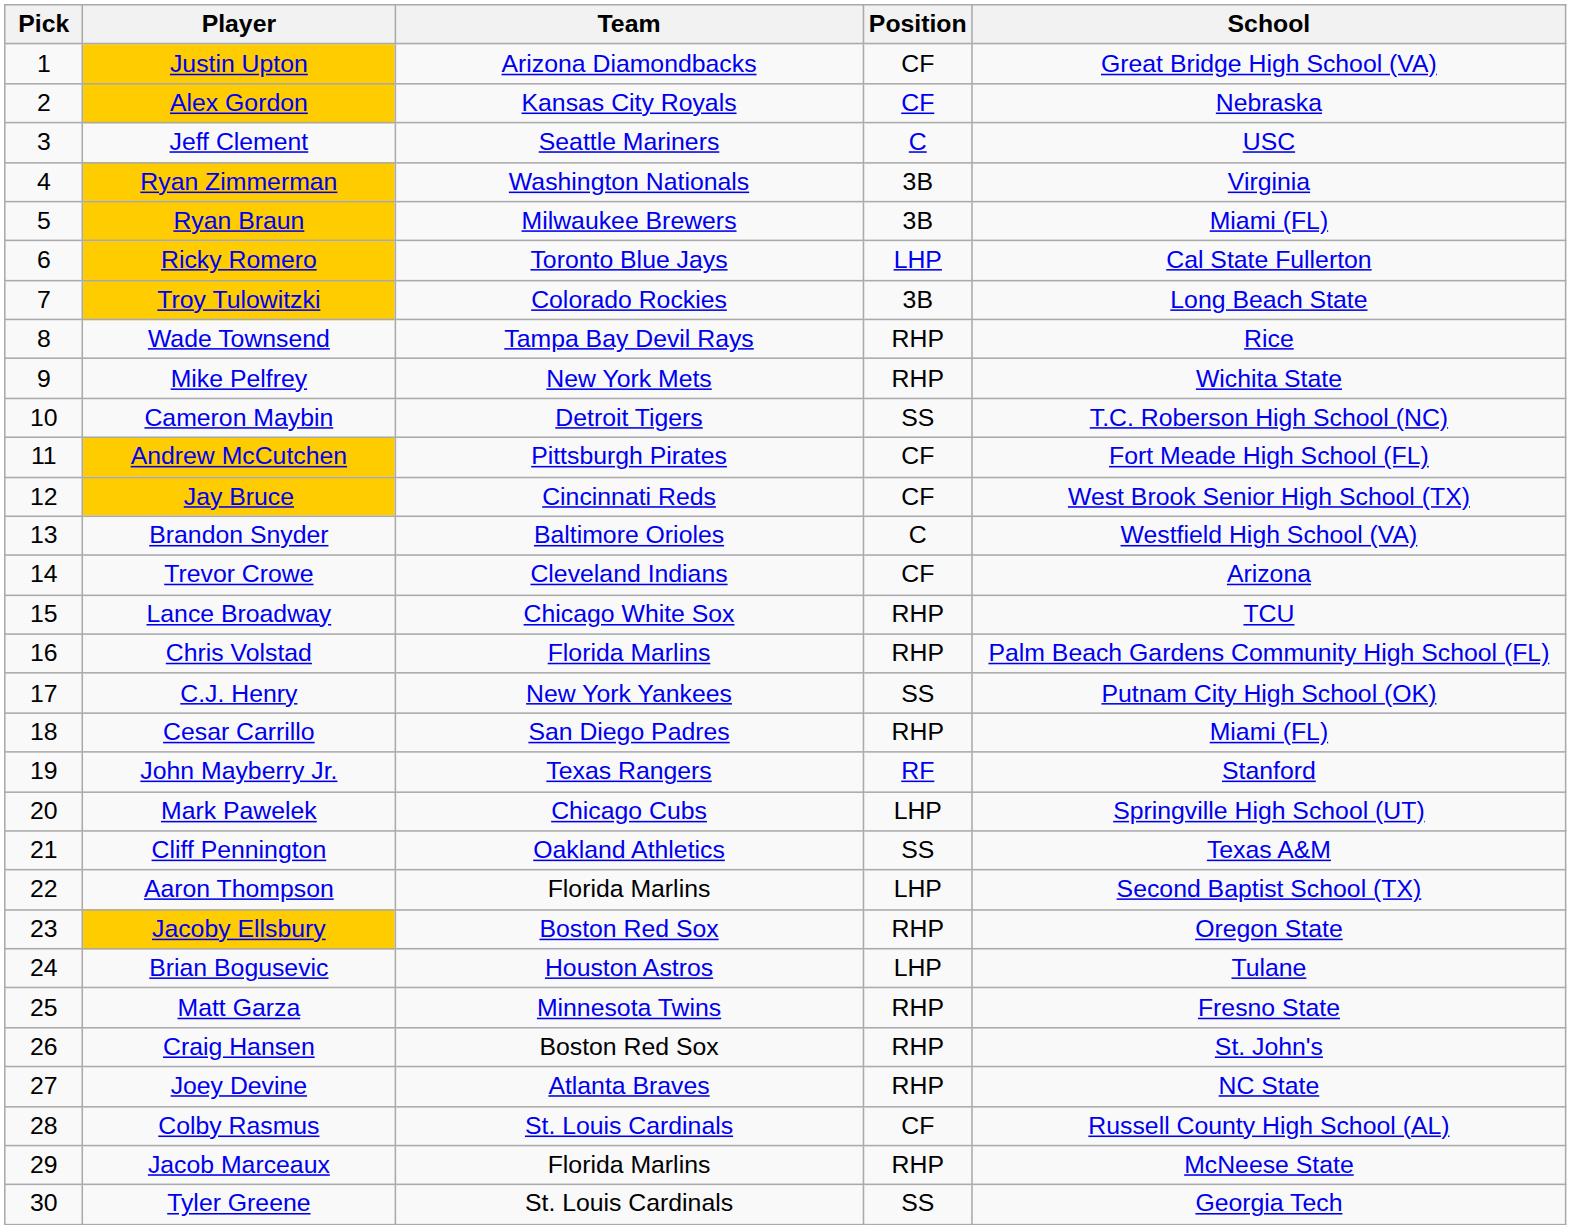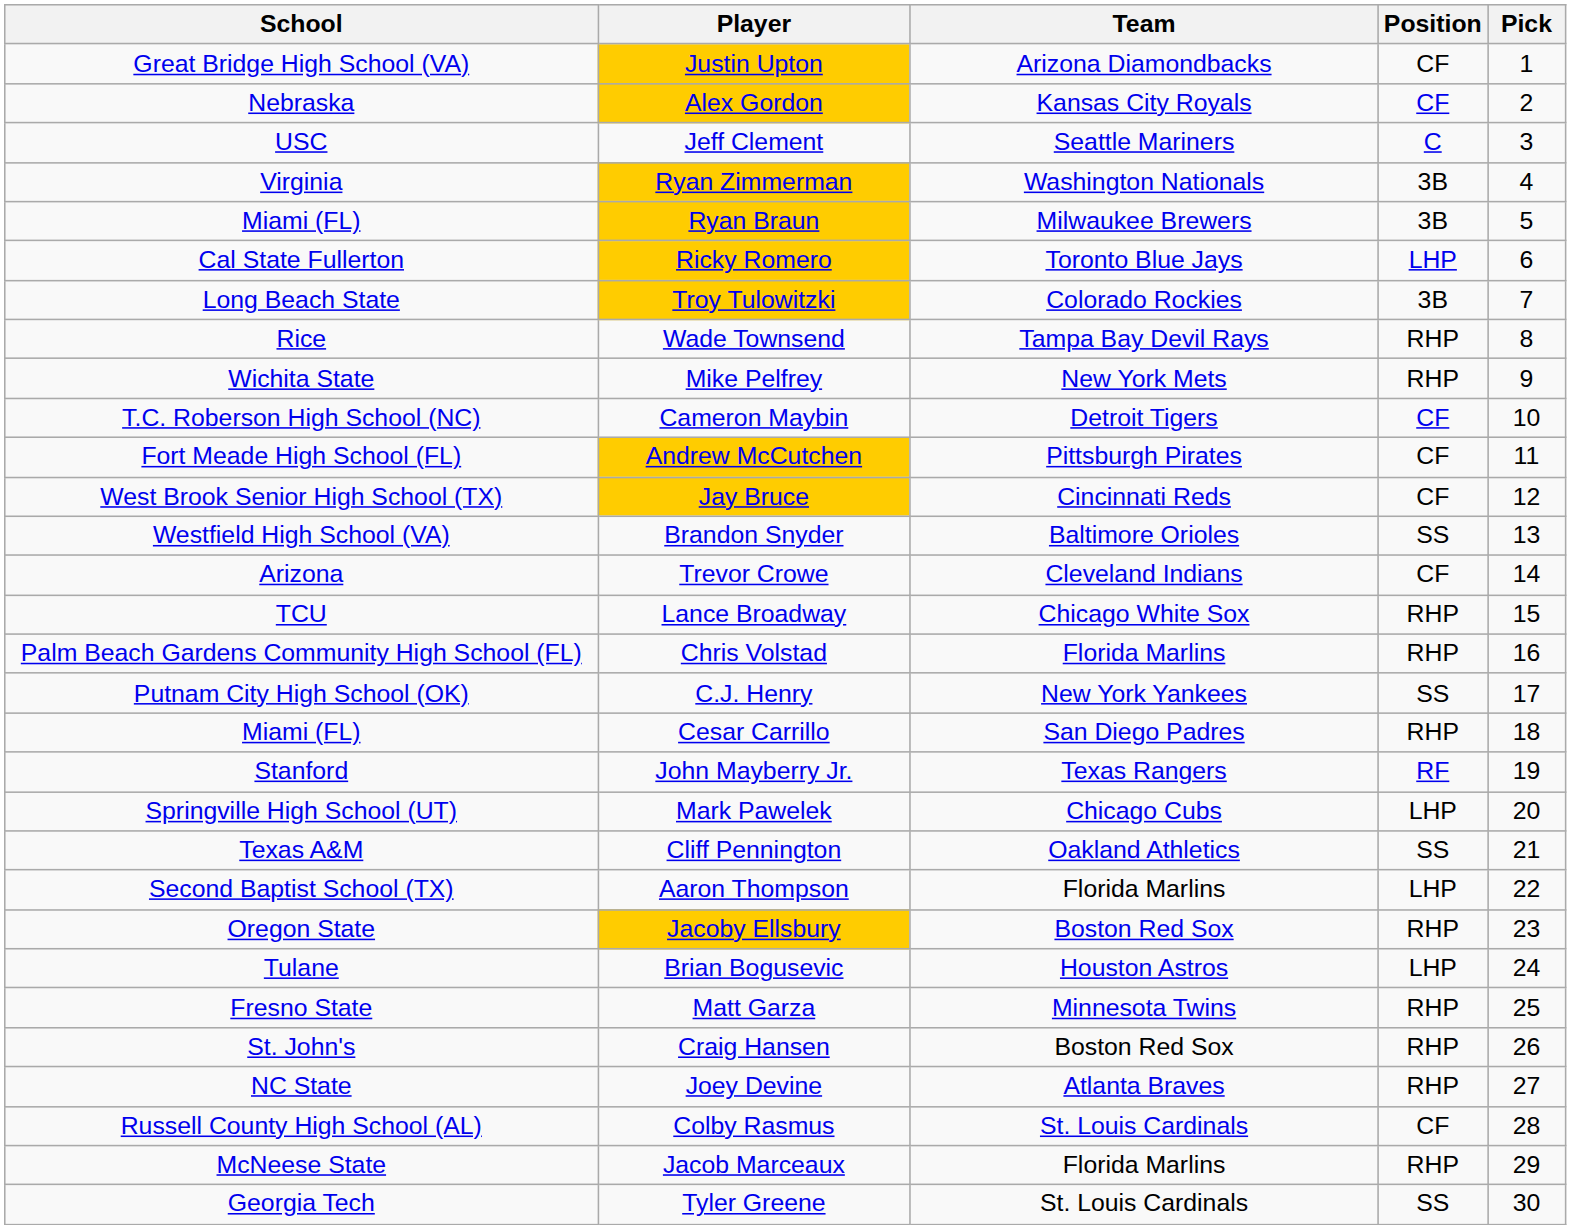columns swapped: (44, 24) <-> (1269, 24)
(918, 417) SS -> (1433, 417) CF
(918, 535) C -> (1433, 535) SS
